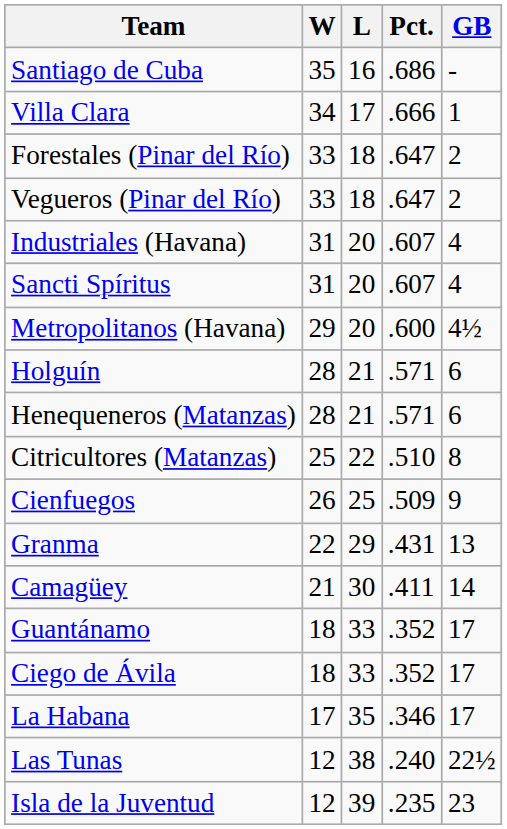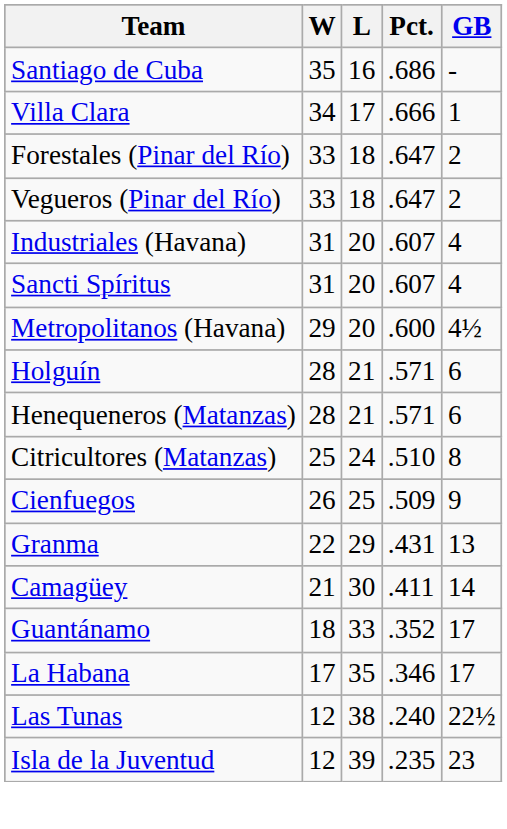(362, 457) 22 -> (362, 457) 24
- row: (93, 673)
